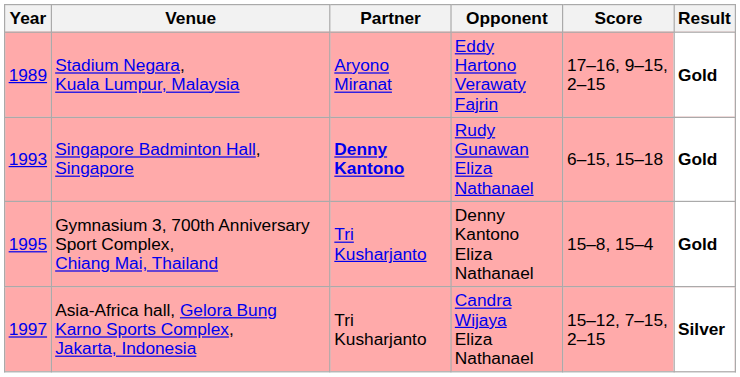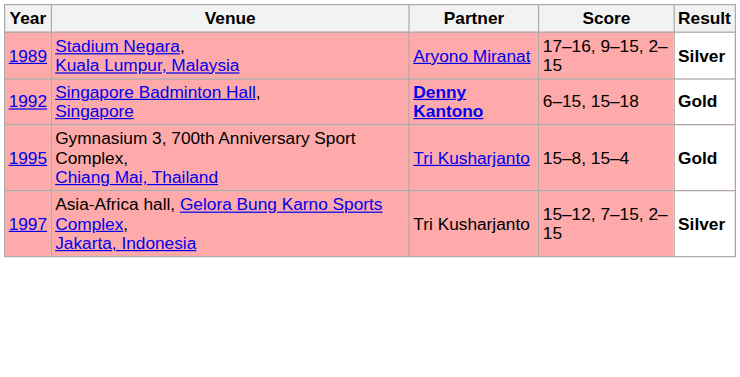- column: (507, 19)
(698, 75) Gold -> (702, 56) Silver
(28, 160) 1993 -> (28, 102) 1992
